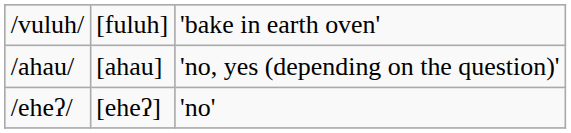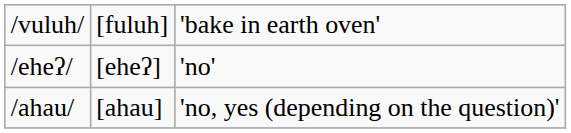rows swapped: (42, 66) <-> (42, 107)
